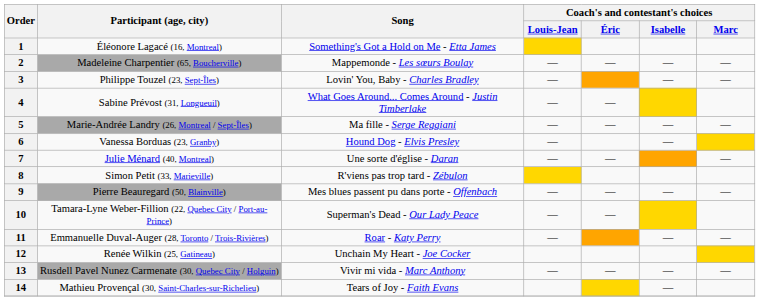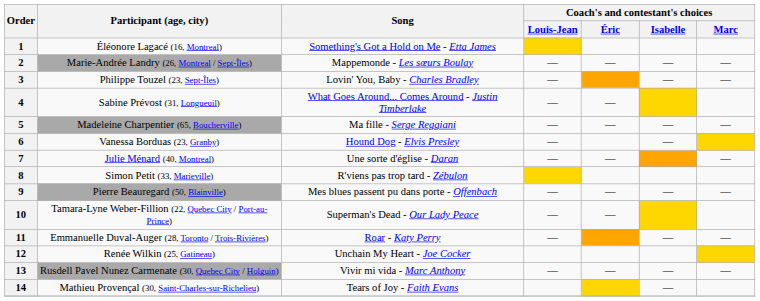(159, 63) Madeleine Charpentier (65, Boucherville) -> (159, 63) Marie-Andrée Landry (26, Montreal / Sept-Îles)
(159, 125) Marie-Andrée Landry (26, Montreal / Sept-Îles) -> (159, 125) Madeleine Charpentier (65, Boucherville)
